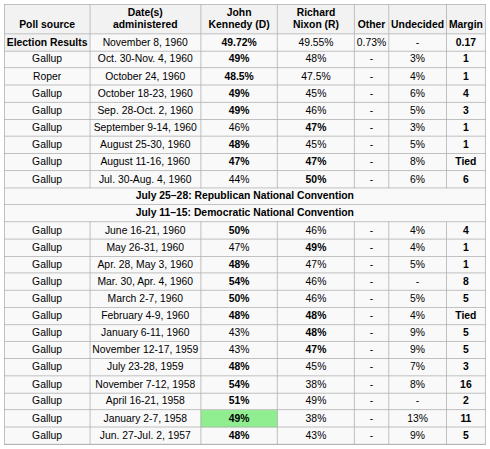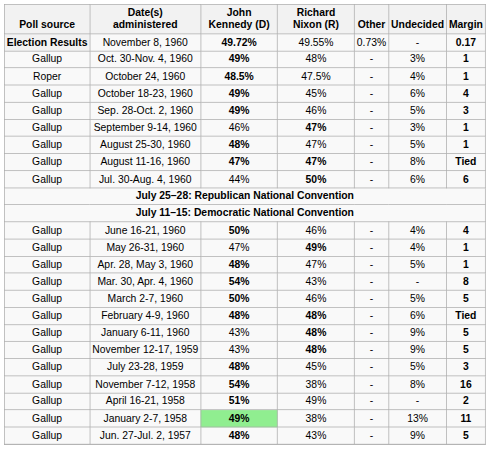(316, 145) 45% -> (316, 145) 47%
(316, 282) 46% -> (316, 282) 43%
(418, 316) 4% -> (418, 316) 6%
(316, 350) 47% -> (316, 350) 48%
(418, 367) 7% -> (418, 367) 5%
